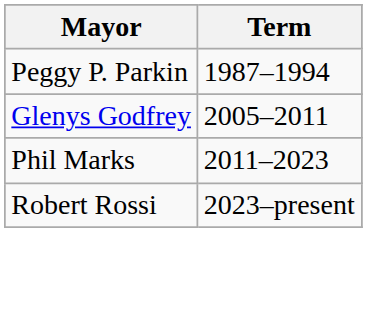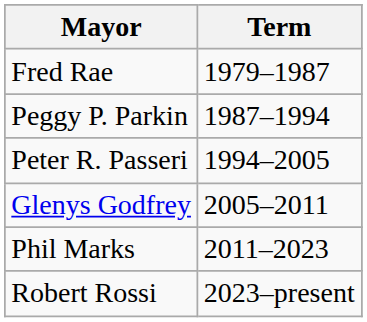+ row: (62, 71)
+ row: (100, 159)
